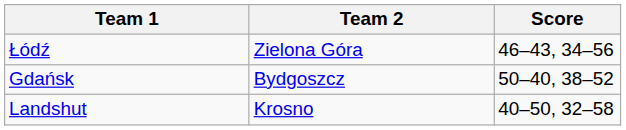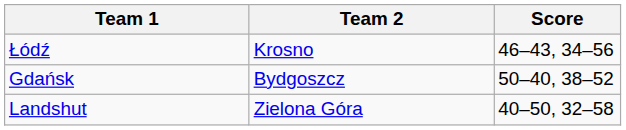(308, 49) Zielona Góra -> (284, 49) Krosno
(284, 109) Krosno -> (308, 109) Zielona Góra
